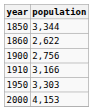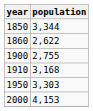(46, 56) 2,756 -> (46, 56) 2,755
(46, 70) 3,166 -> (46, 70) 3,168
